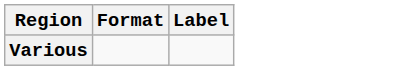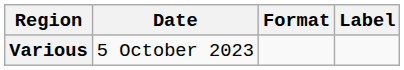+ column: (175, 20)
